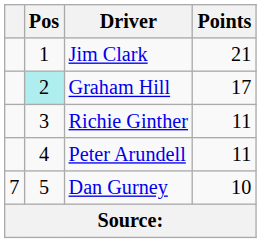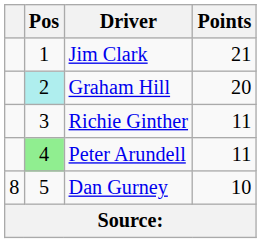(241, 88) 17 -> (241, 88) 20
(44, 154) no background -> (44, 154) lightgreen background
(14, 188) 7 -> (14, 188) 8
